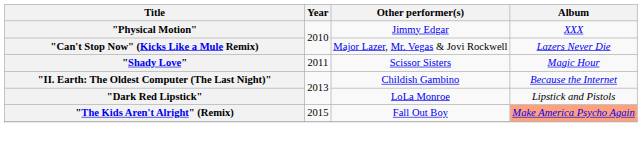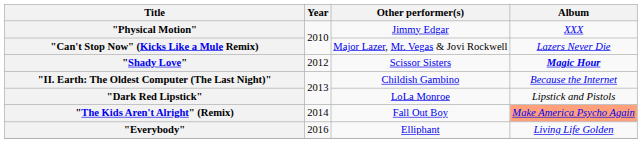(318, 63) 2011 -> (318, 63) 2012
(574, 63) normal -> (574, 63) bold
(318, 113) 2015 -> (318, 113) 2014
+ row: (155, 130)
